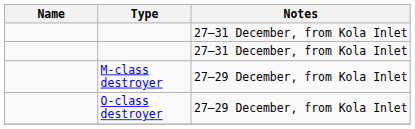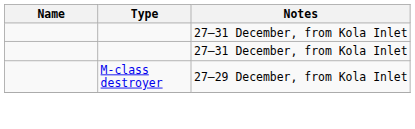- row: (132, 108)
